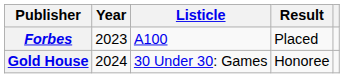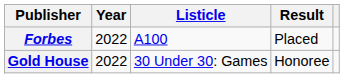(111, 38) 2023 -> (111, 38) 2022
(111, 61) 2024 -> (111, 61) 2022
